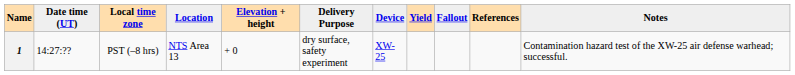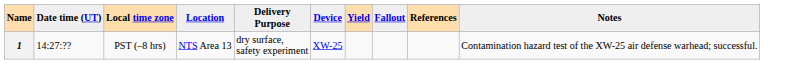- column: (261, 18)
